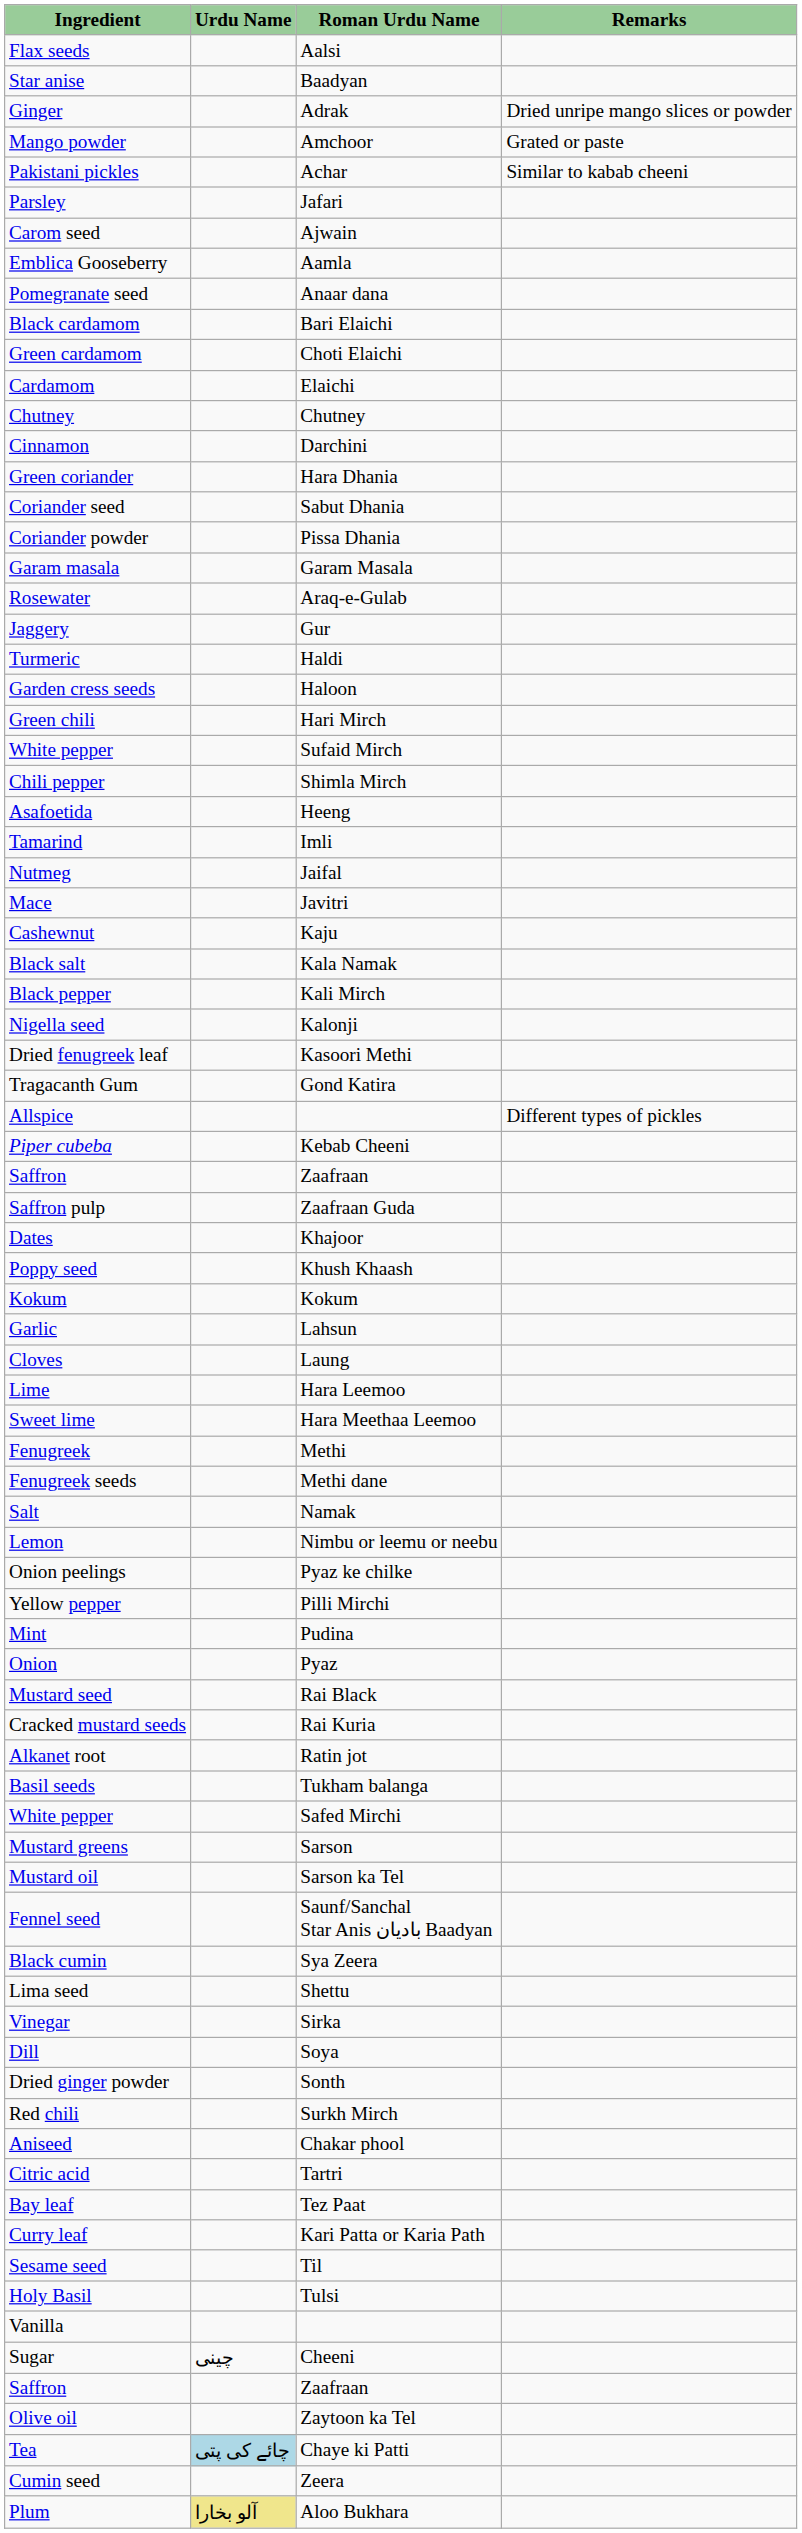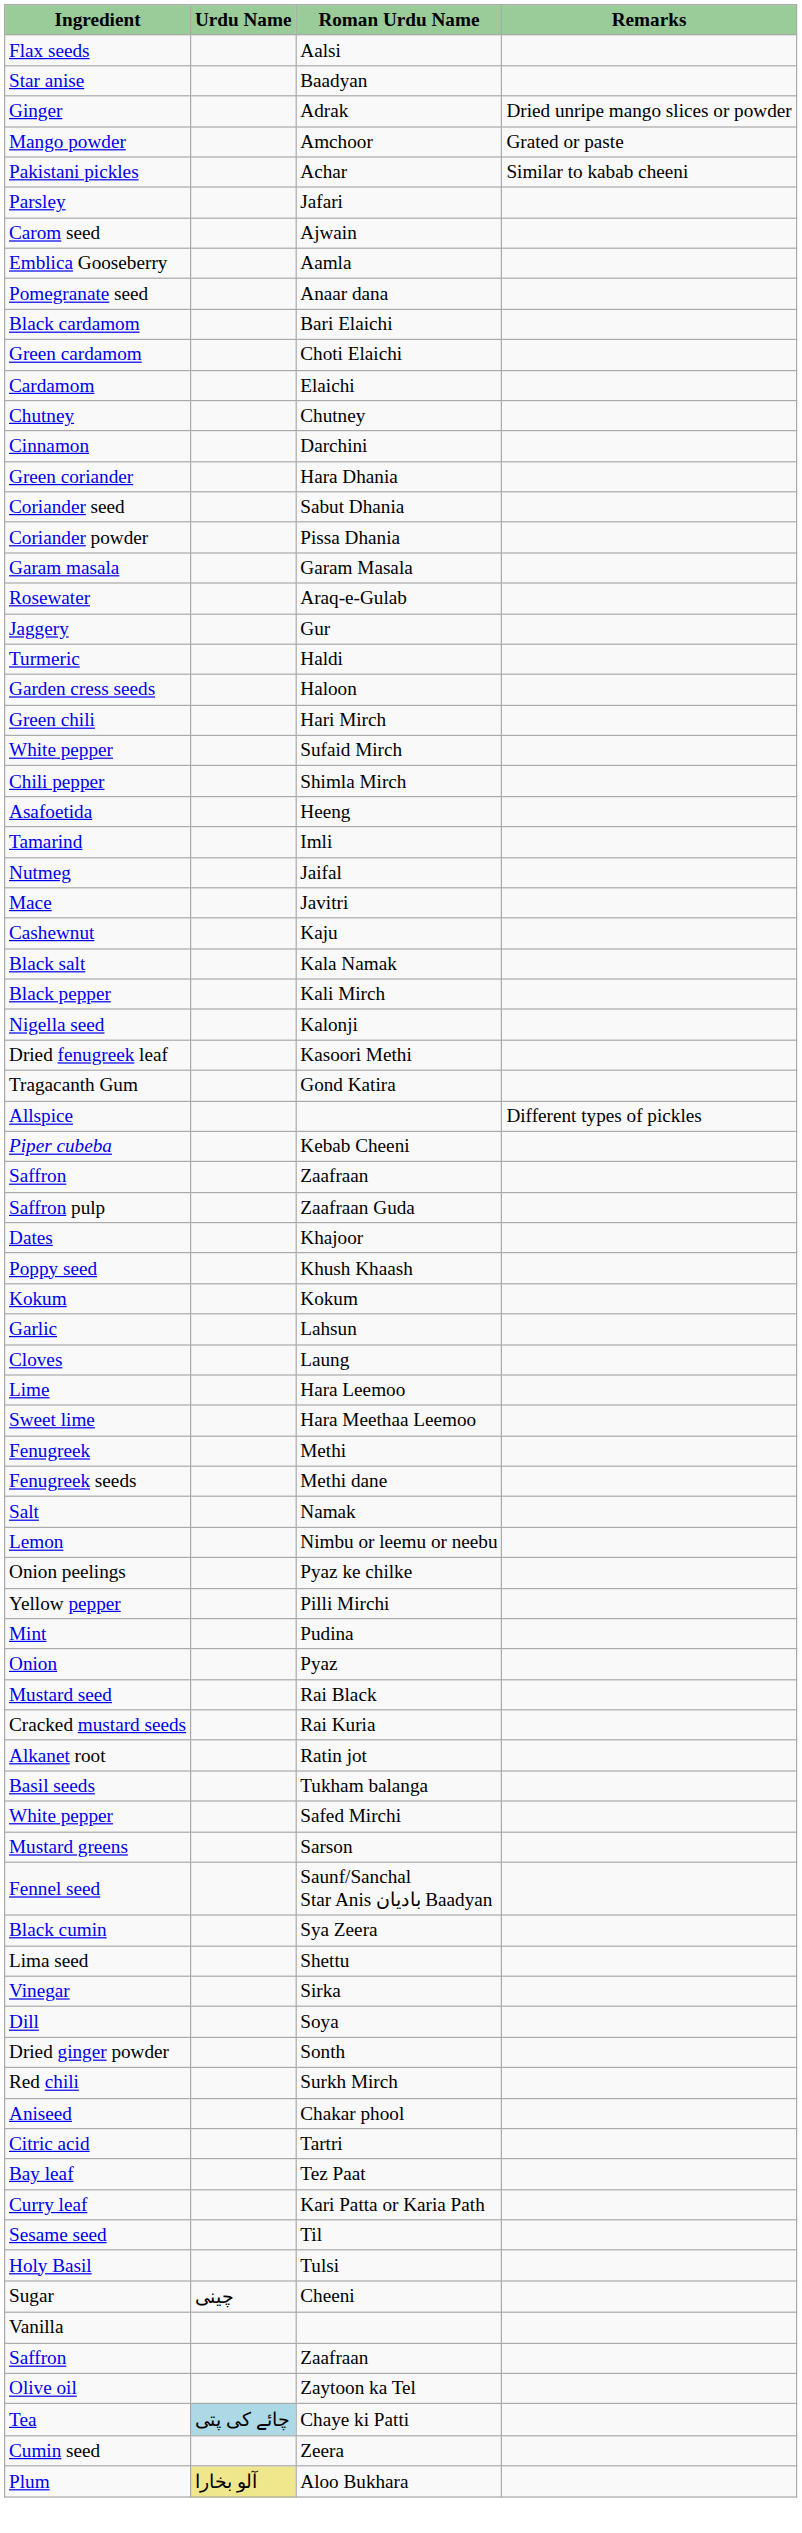- row: (54, 1877)
rows swapped: (36, 2326) <-> (31, 2357)
